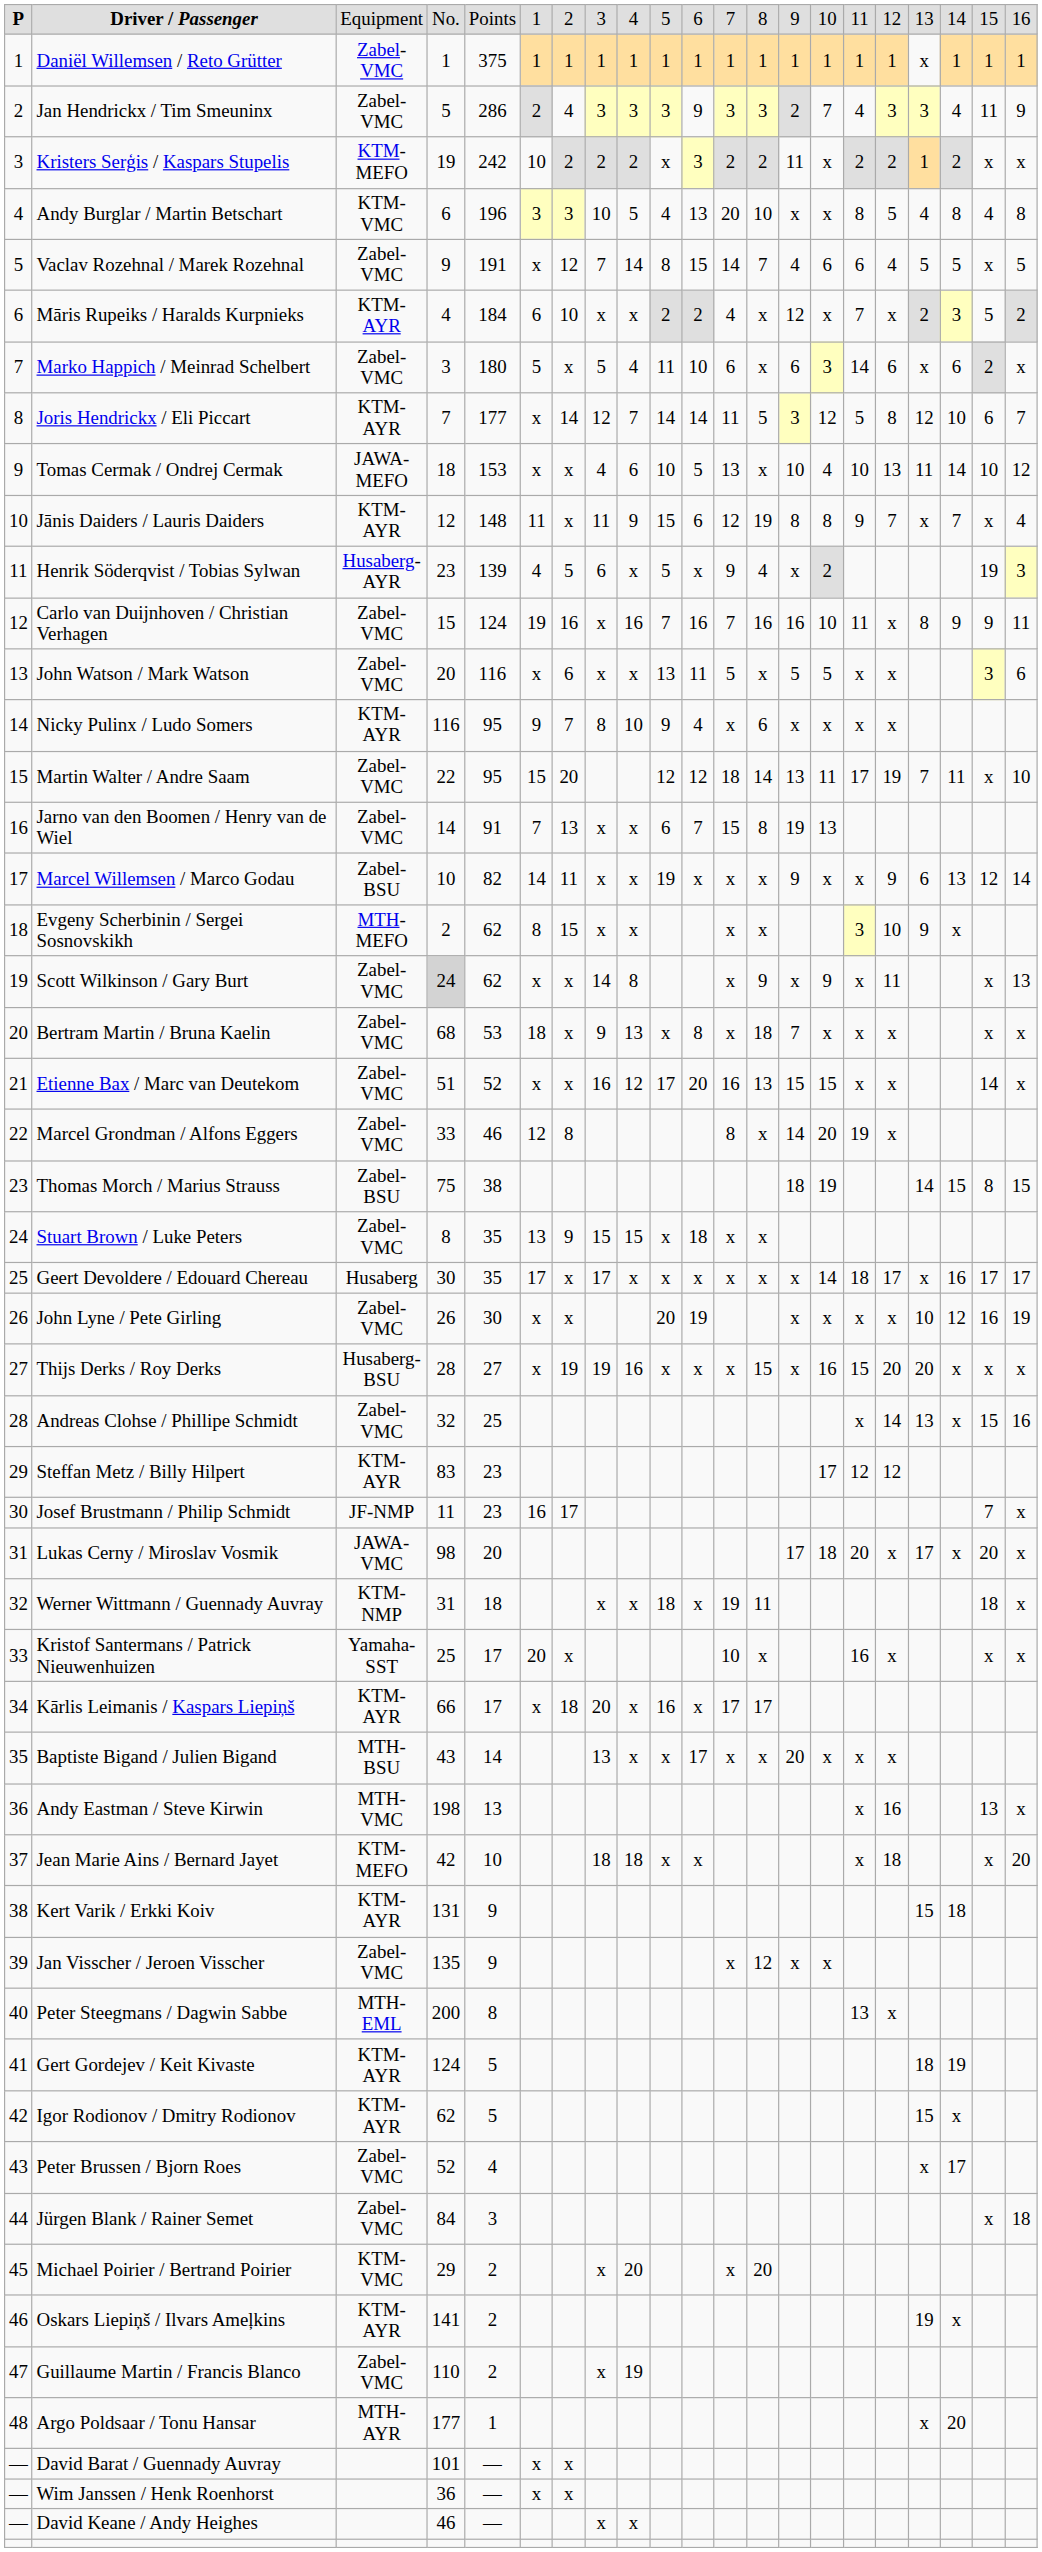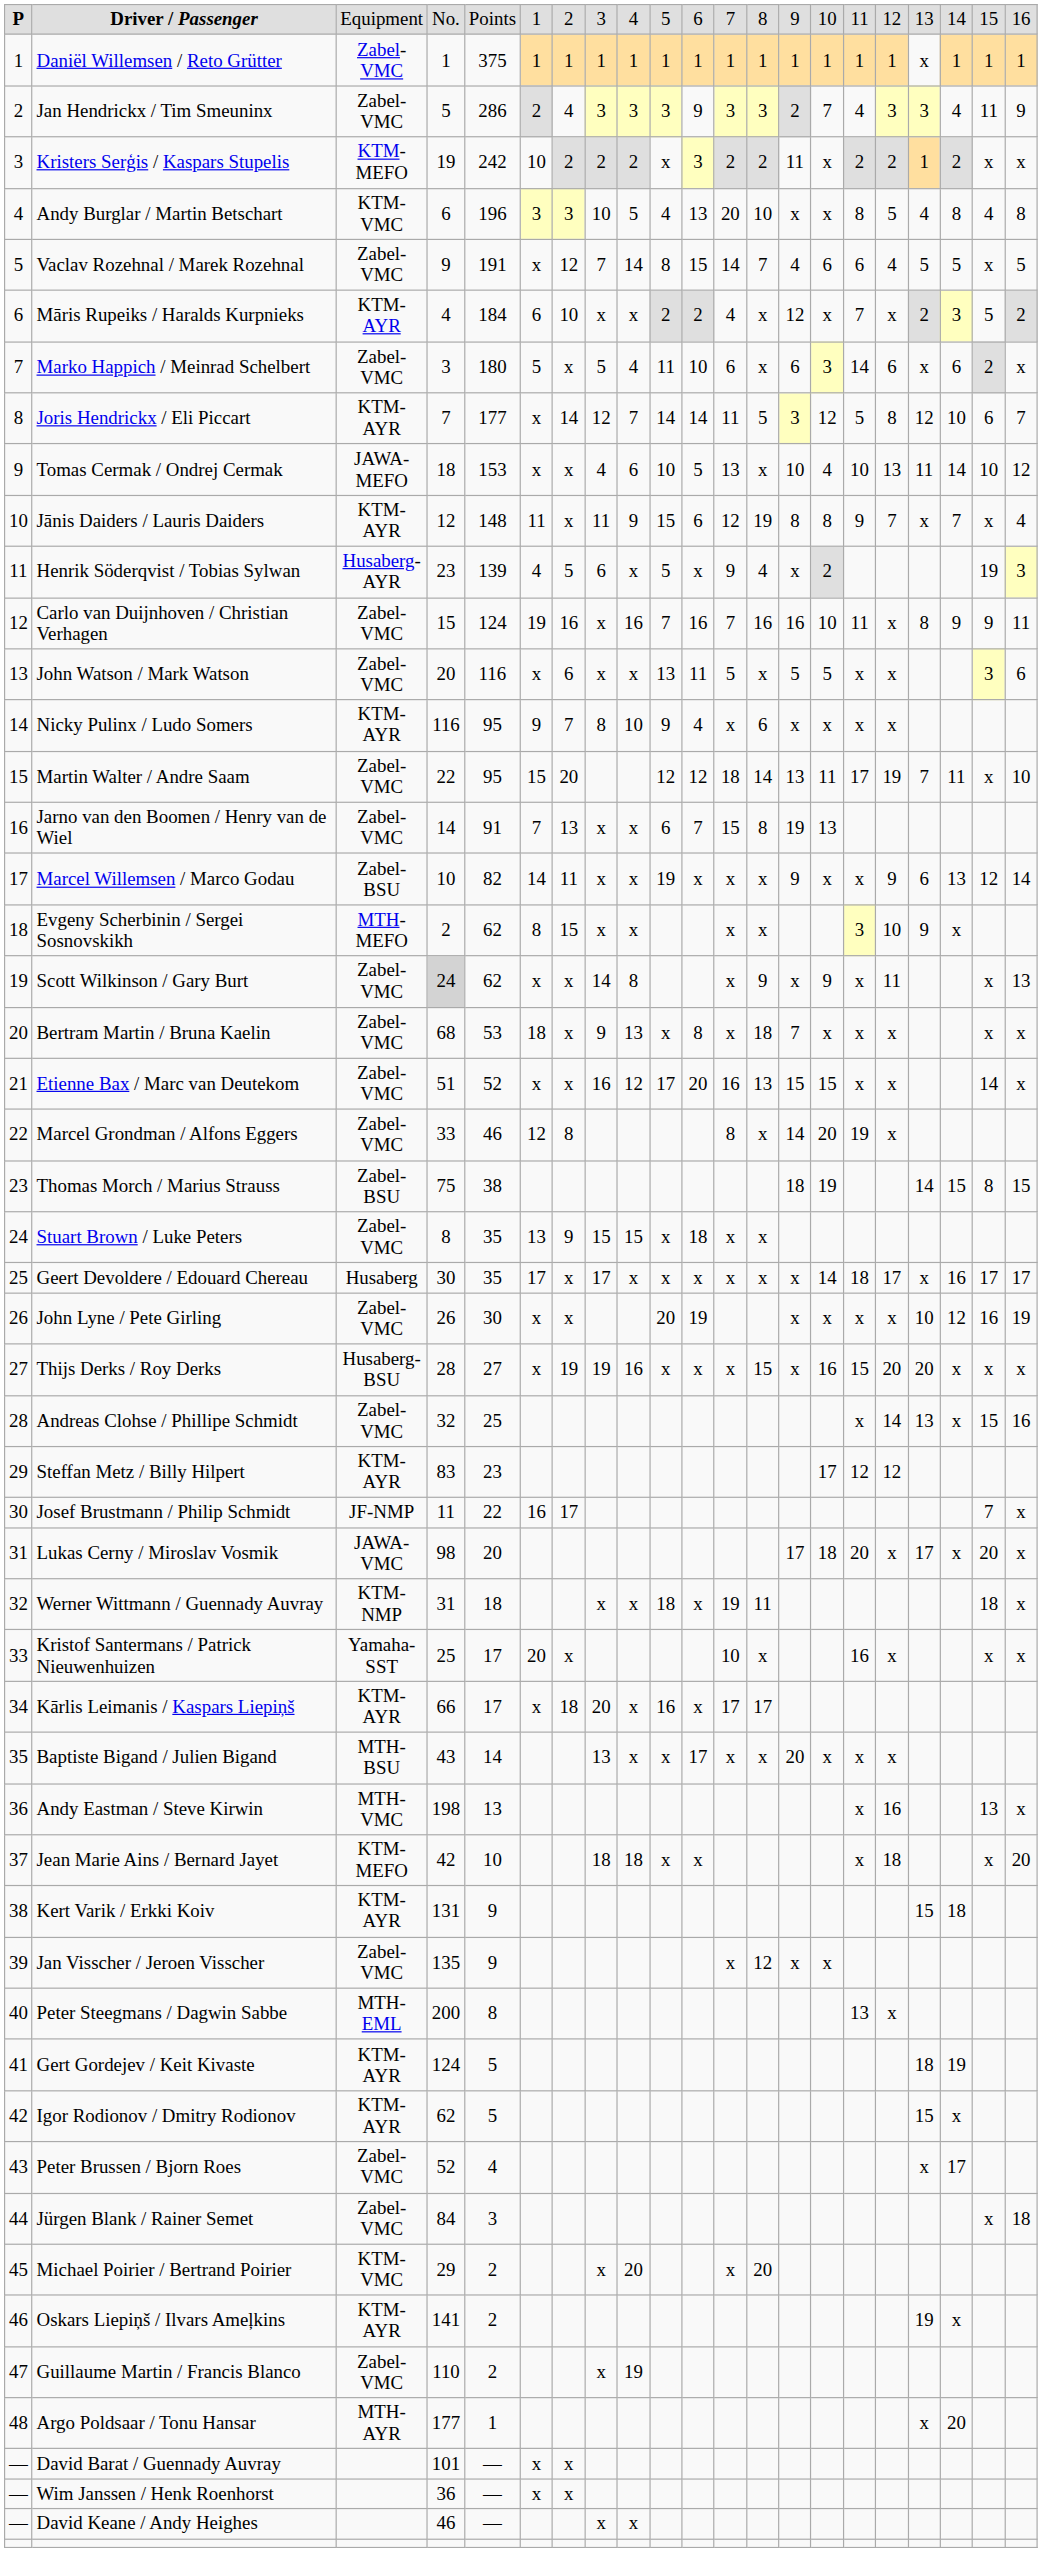(492, 1512) 23 -> (492, 1512) 22
